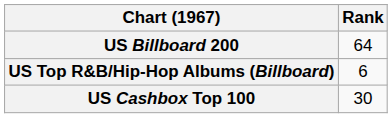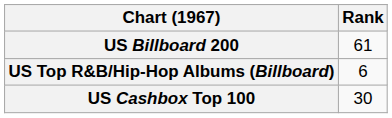(363, 44) 64 -> (363, 44) 61
